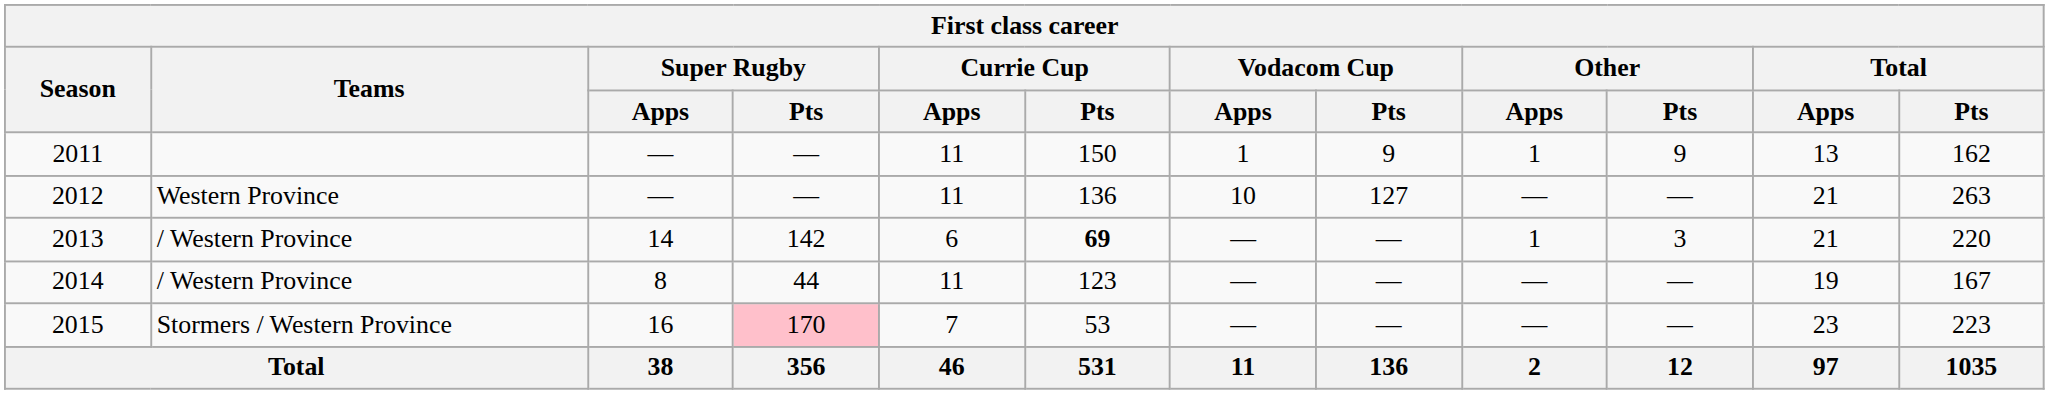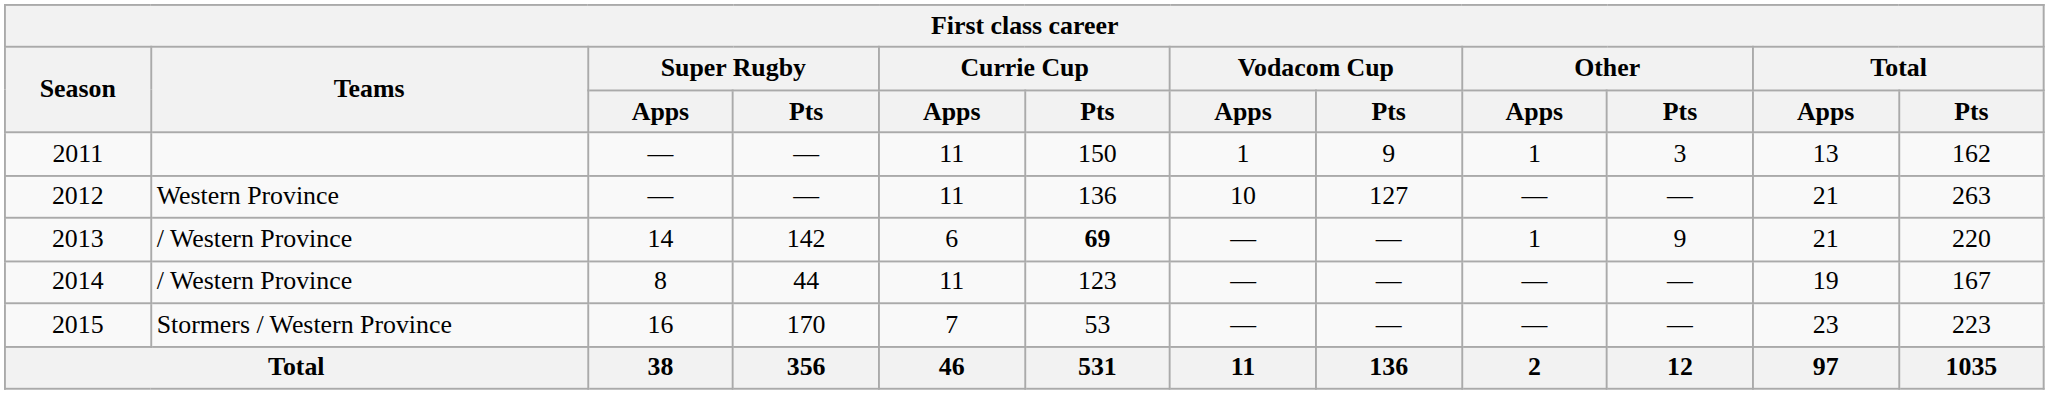(1680, 153) 9 -> (1680, 153) 3
(1680, 238) 3 -> (1680, 238) 9
(806, 323) pink background -> (806, 323) no background
